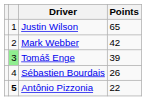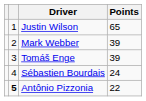(115, 42) 42 -> (115, 42) 39
(14, 57) lightgreen background -> (14, 57) no background
(115, 72) 26 -> (115, 72) 24
